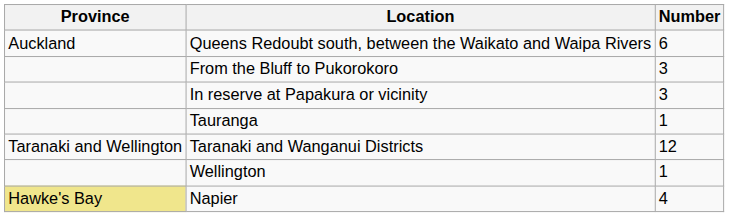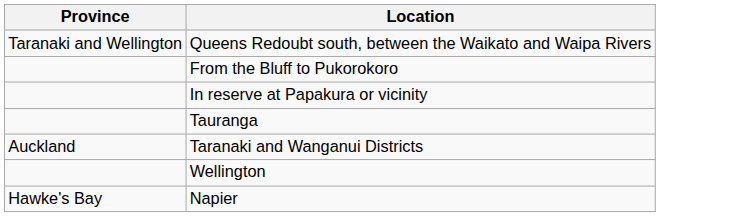- column: (689, 17)
(42, 43) Auckland -> (95, 43) Taranaki and Wellington
(95, 146) Taranaki and Wellington -> (42, 146) Auckland
(55, 198) khaki background -> (55, 198) no background
